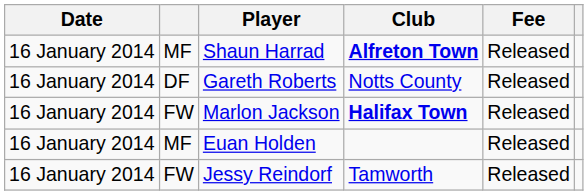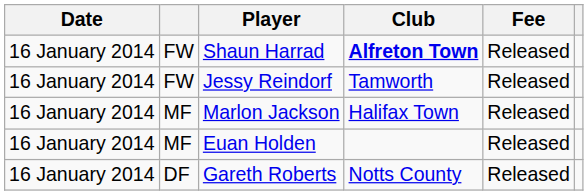(178, 50) MF -> (179, 50) FW
rows swapped: (270, 81) <-> (267, 174)
(179, 112) FW -> (178, 112) MF
(408, 112) bold -> (404, 112) normal
